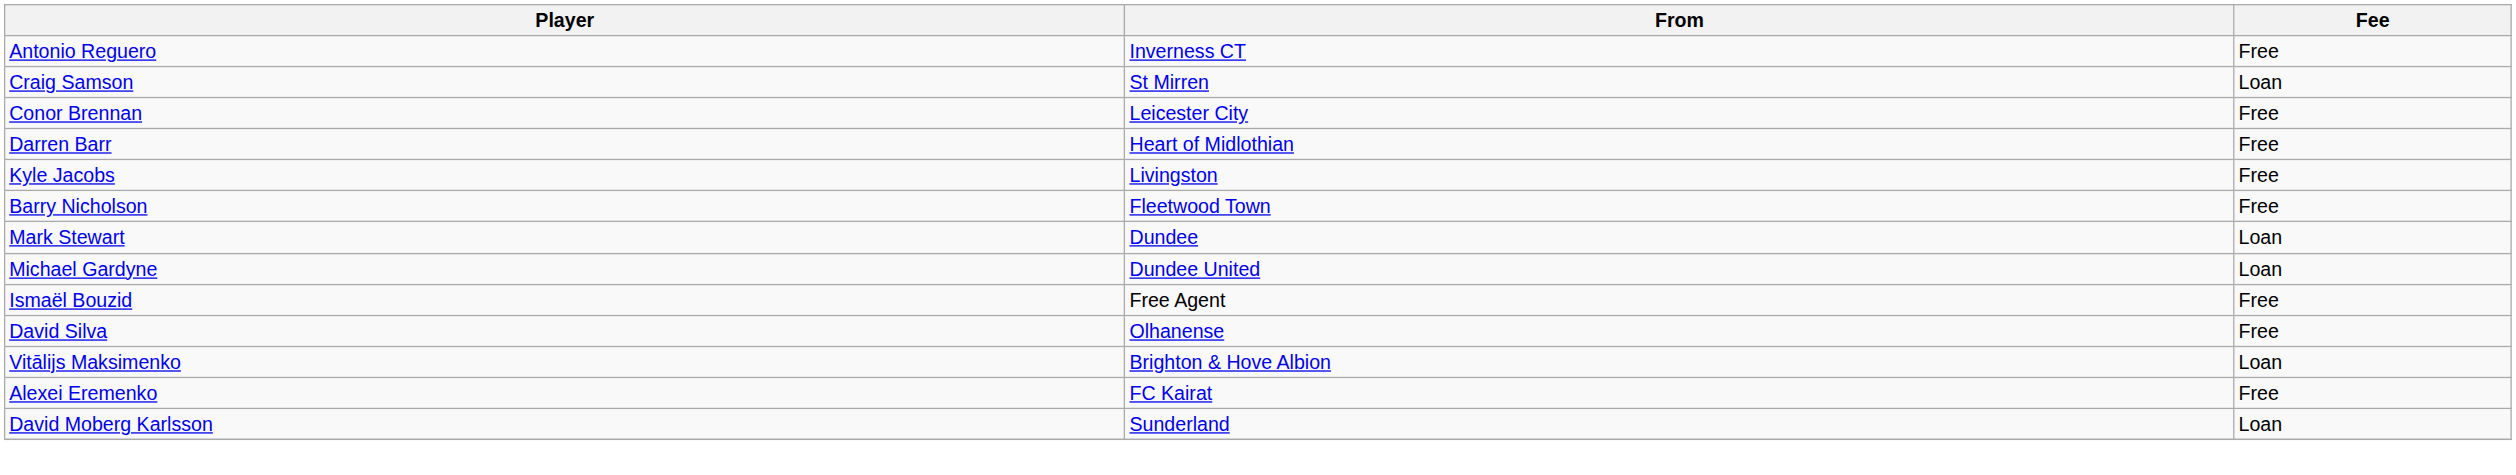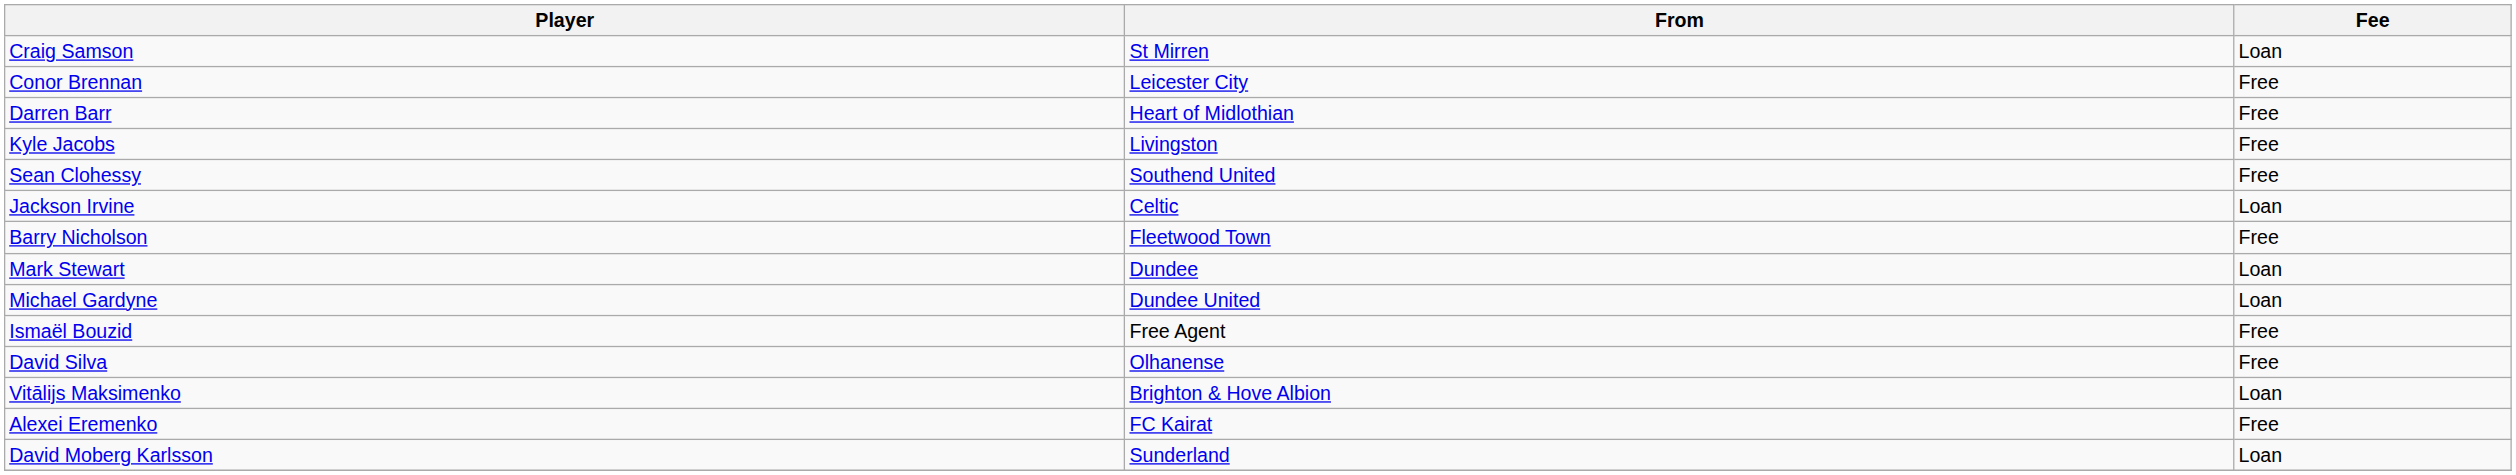- row: (83, 51)
+ row: (75, 176)
+ row: (72, 207)
